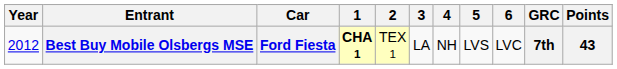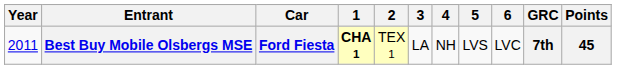(23, 45) 2012 -> (23, 45) 2011
(588, 45) 43 -> (587, 45) 45
